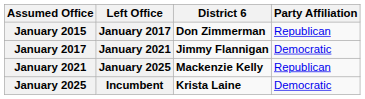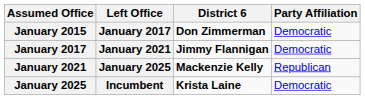(302, 31) Republican -> (303, 31) Democratic
